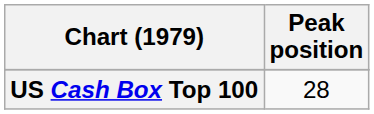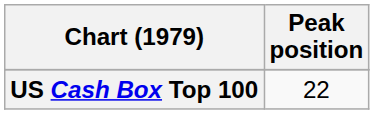(316, 89) 28 -> (316, 89) 22
